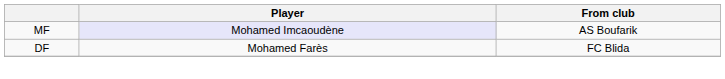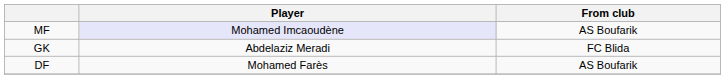+ row: (42, 47)
(608, 47) FC Blida -> (608, 65) AS Boufarik
